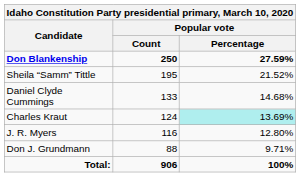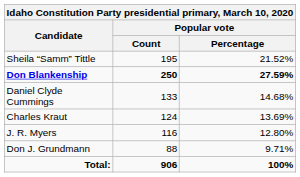rows swapped: (47, 59) <-> (51, 75)
(277, 117) paleturquoise background -> (277, 117) no background
